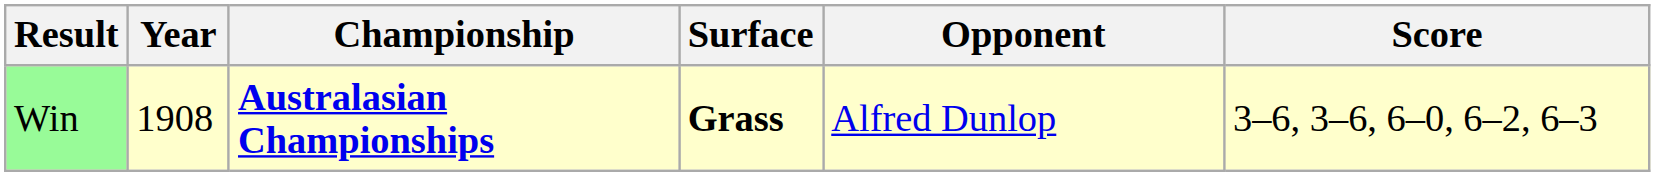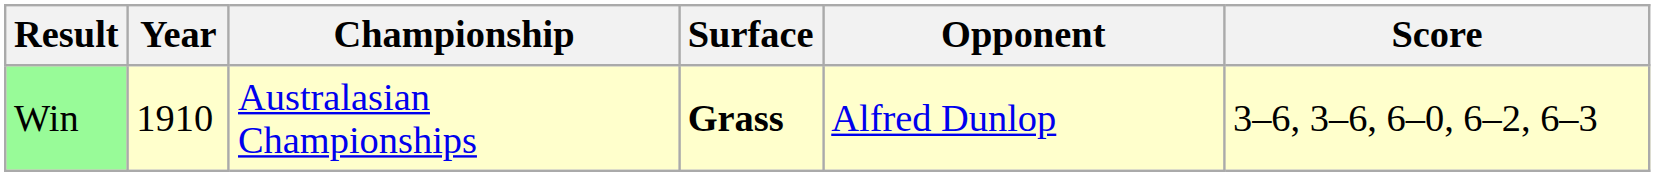(175, 117) 1908 -> (175, 117) 1910
(366, 117) bold -> (357, 117) normal
